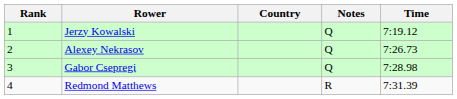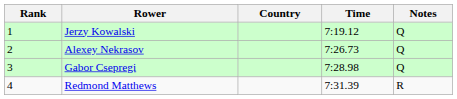columns swapped: (416, 13) <-> (351, 13)
